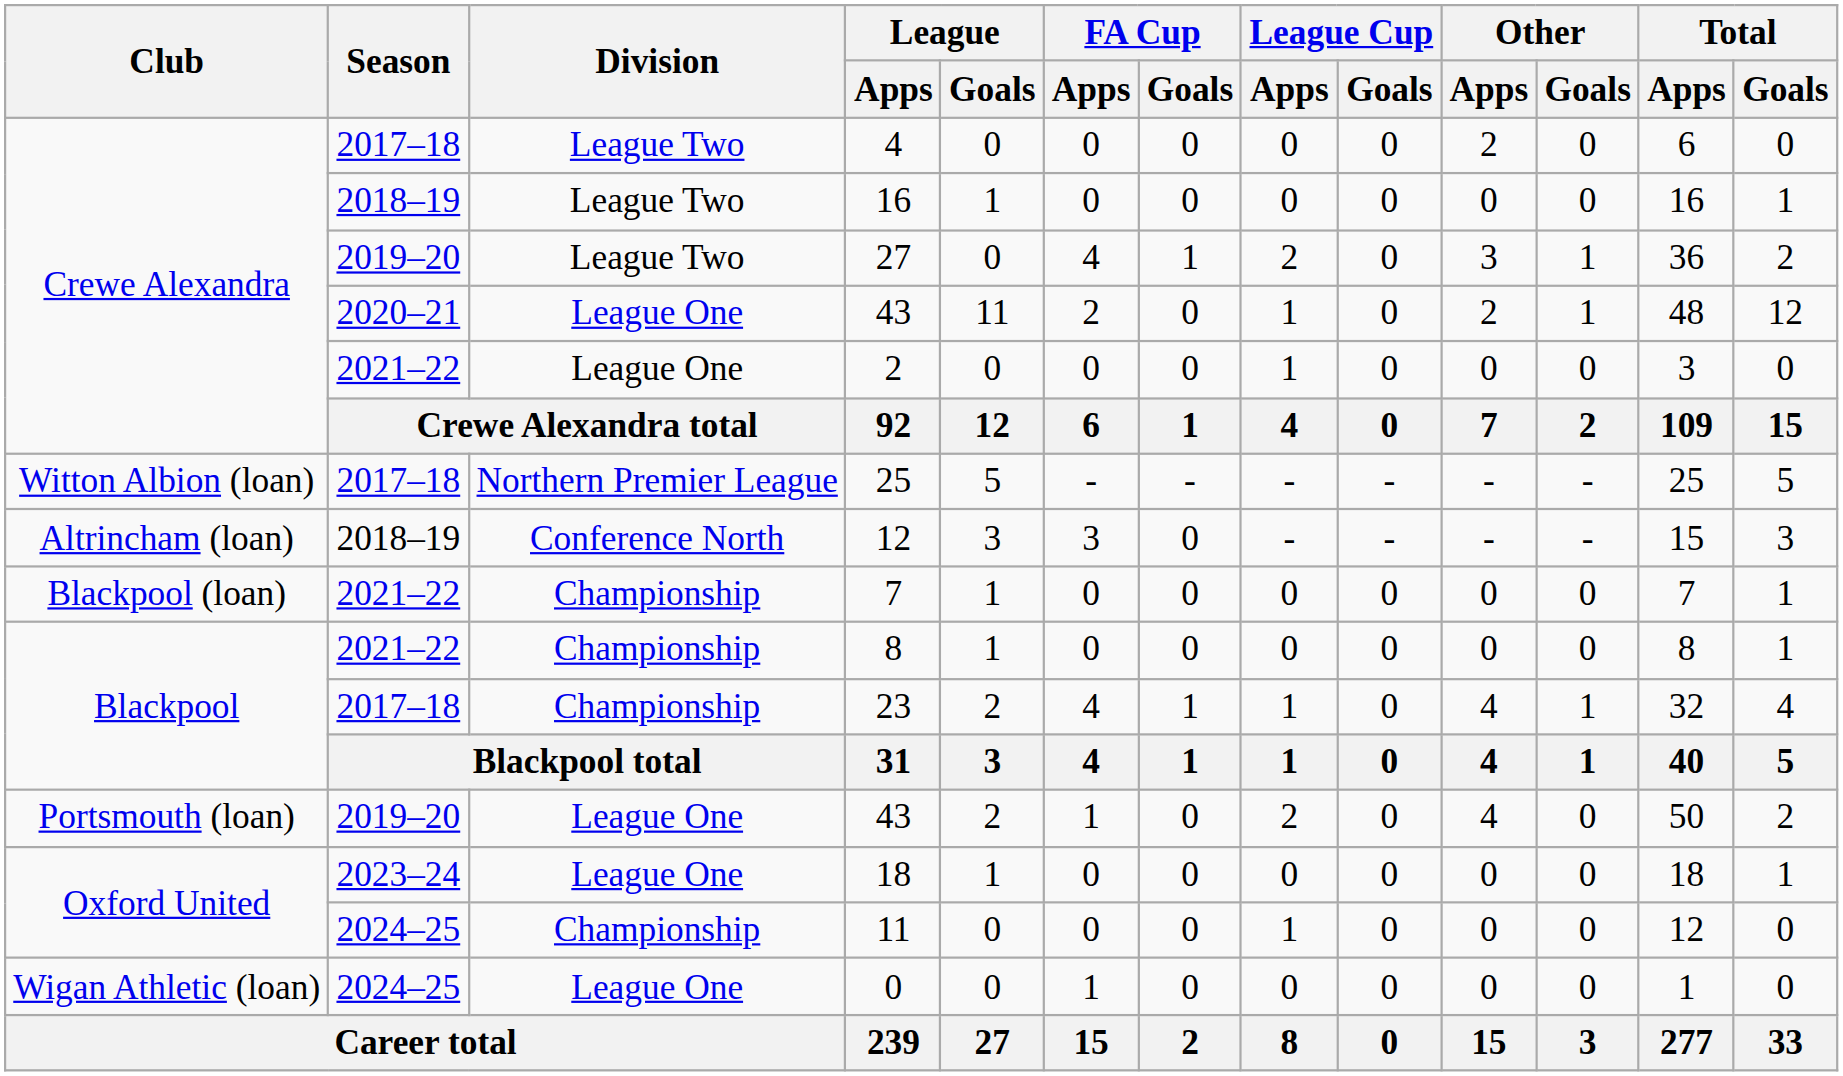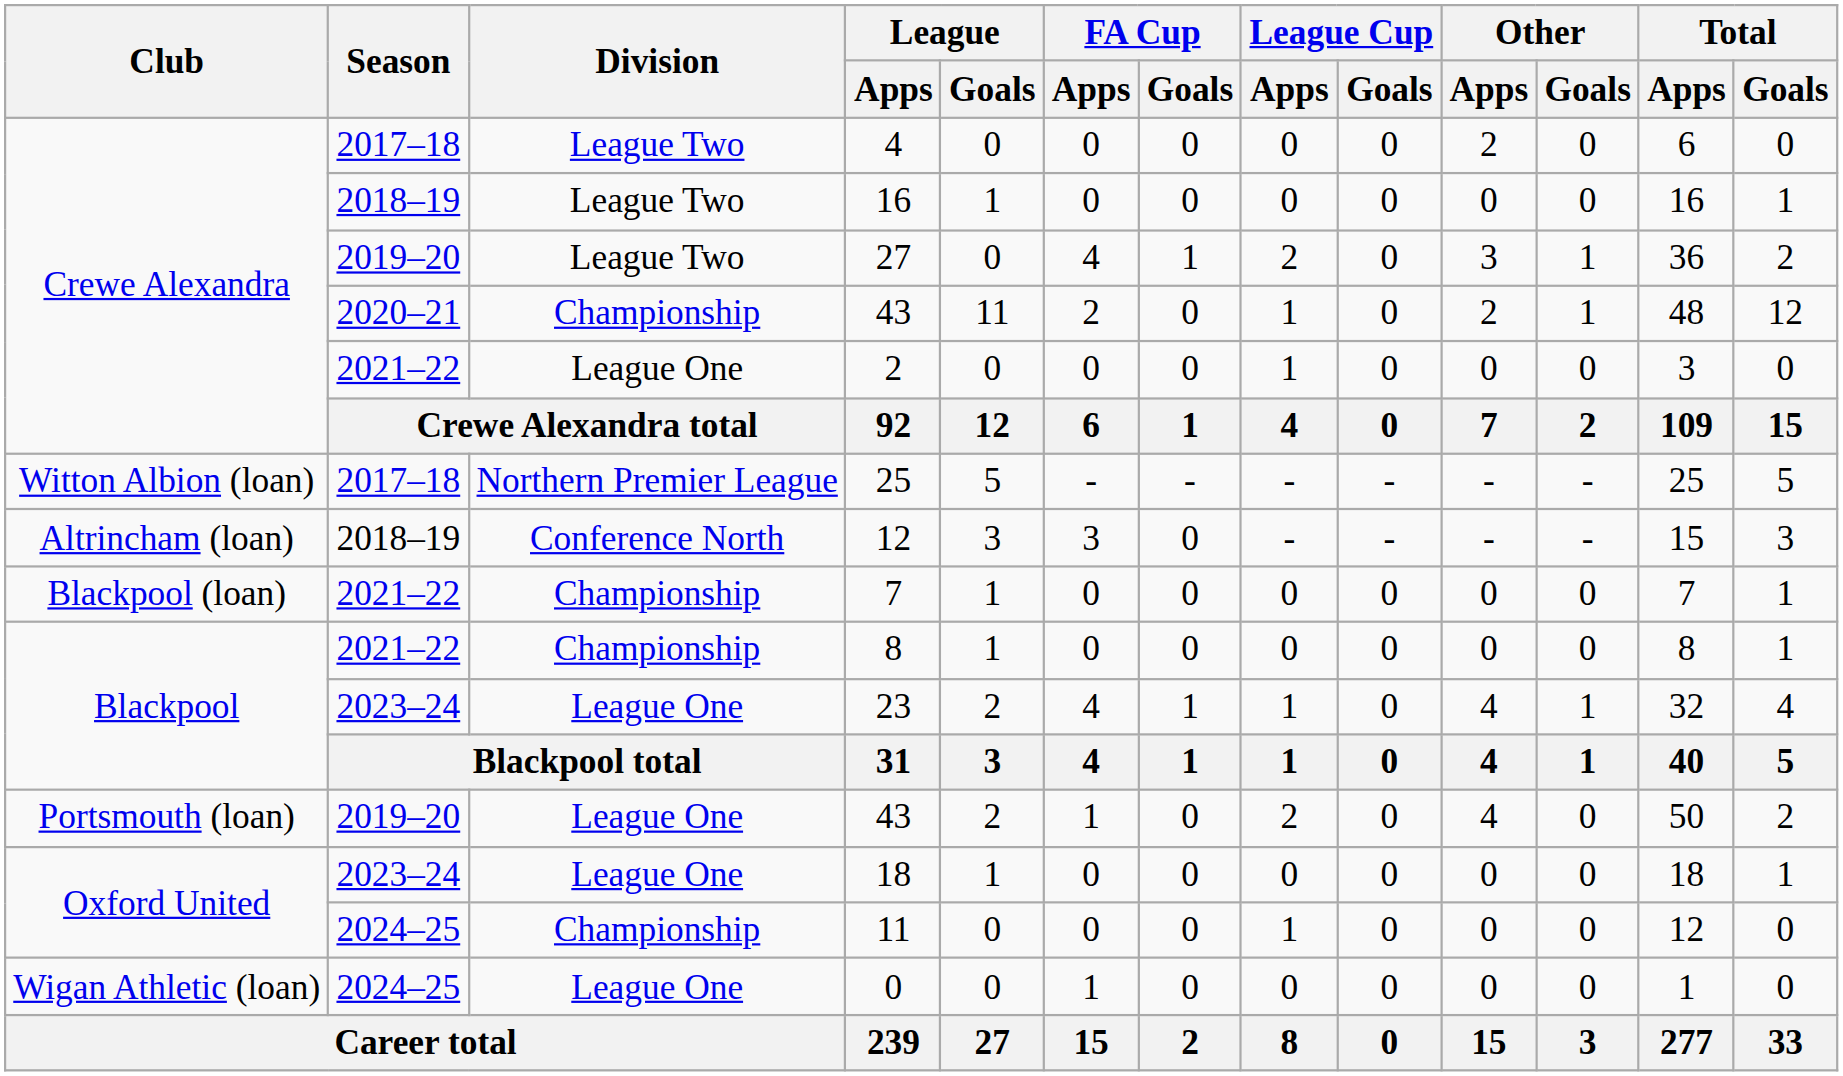(657, 312) League One -> (657, 312) Championship
(398, 705) 2017–18 -> (398, 705) 2023–24
(657, 705) Championship -> (657, 705) League One
